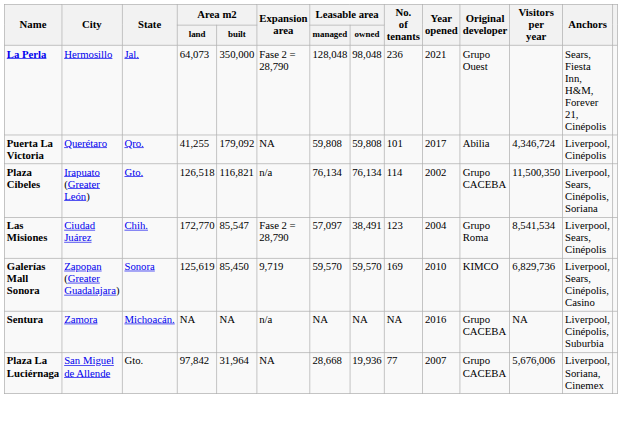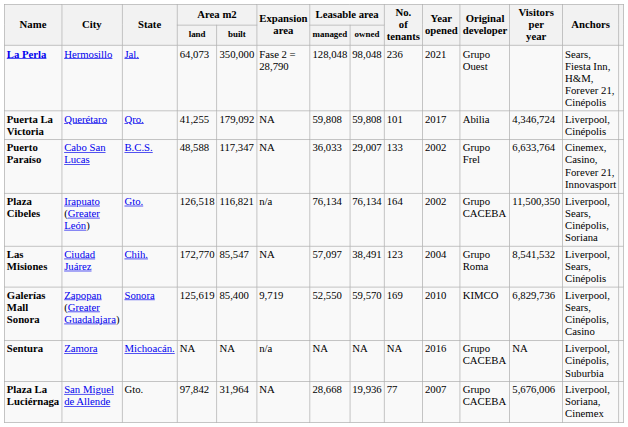+ row: (24, 154)
(395, 172) 114 -> (395, 201) 164
(277, 231) Fase 2 = 28,790 -> (267, 254) NA
(534, 225) 8,541,534 -> (534, 254) 8,541,532
(234, 266) 85,450 -> (234, 295) 85,400
(327, 266) 59,570 -> (327, 295) 52,550
